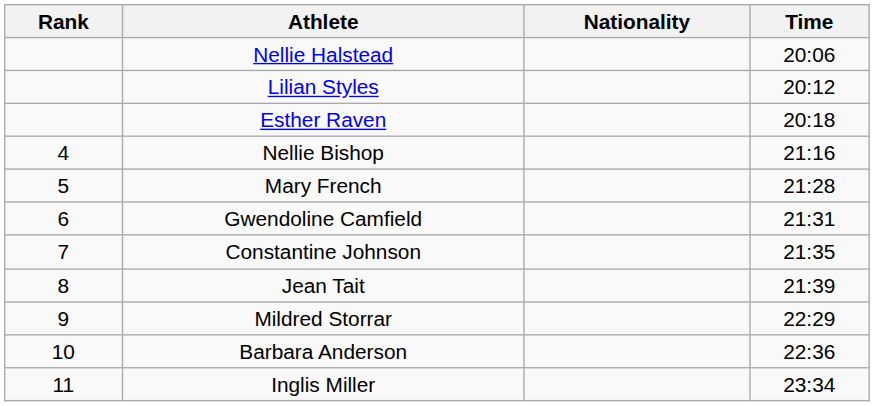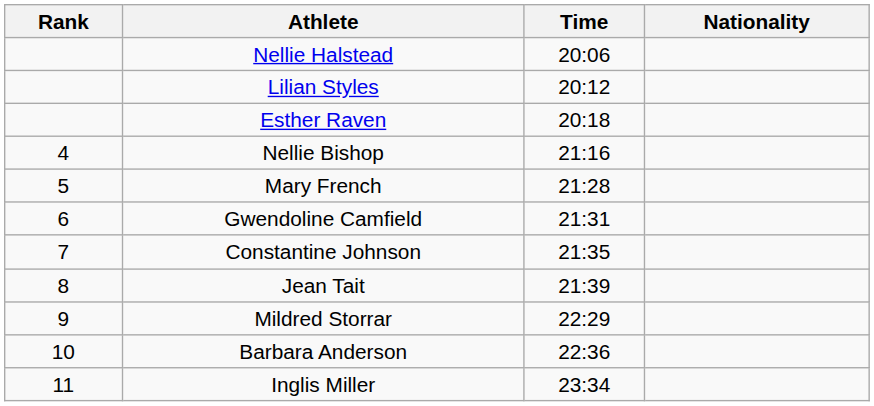columns swapped: (637, 21) <-> (809, 21)
